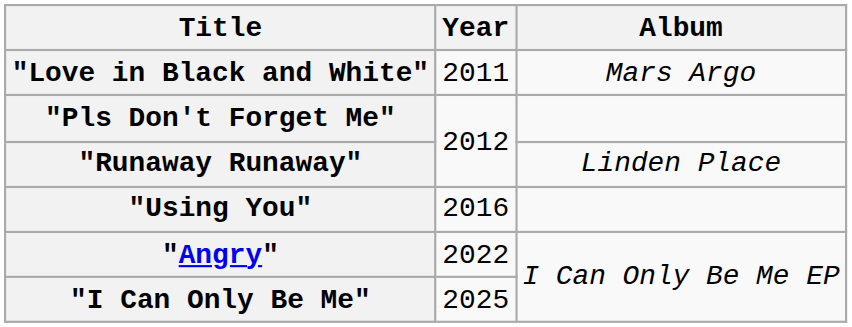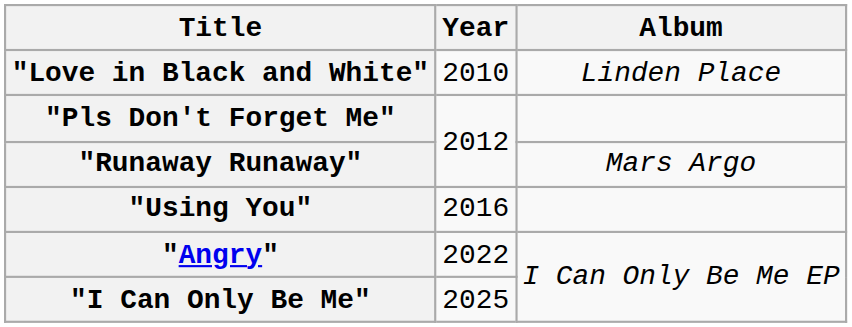(476, 73) 2011 -> (476, 73) 2010
(681, 73) Mars Argo -> (681, 73) Linden Place
(681, 164) Linden Place -> (681, 164) Mars Argo
